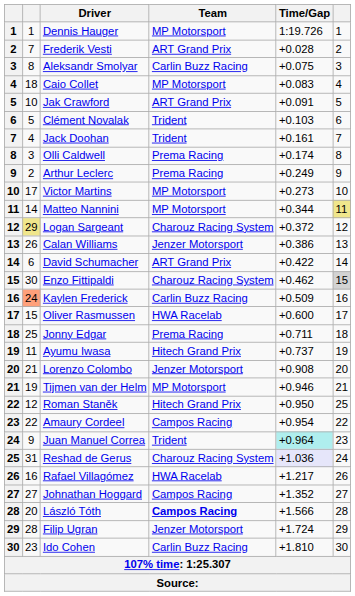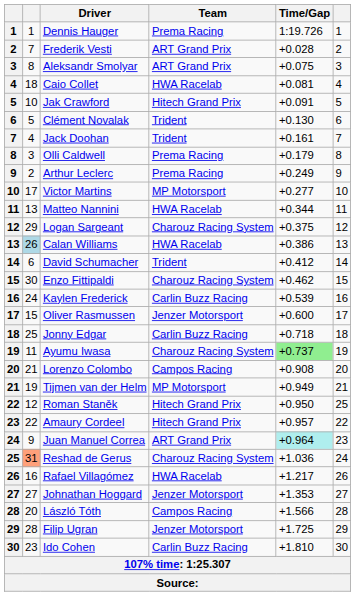(189, 31) MP Motorsport -> (188, 31) Prema Racing
(200, 66) Carlin Buzz Racing -> (192, 66) ART Grand Prix
(189, 84) MP Motorsport -> (187, 84) HWA Racelab
(296, 84) +0.083 -> (296, 84) +0.081
(192, 102) ART Grand Prix -> (196, 102) Hitech Grand Prix
(296, 120) +0.103 -> (296, 120) +0.130
(296, 155) +0.174 -> (296, 155) +0.179
(296, 191) +0.273 -> (296, 191) +0.277
(31, 209) 14 -> (31, 209) 13
(189, 209) MP Motorsport -> (187, 209) HWA Racelab
(341, 209) khaki background -> (341, 209) no background
(31, 226) khaki background -> (31, 226) no background
(296, 226) +0.372 -> (296, 226) +0.375
(31, 244) no background -> (31, 244) lightblue background
(197, 244) Jenzer Motorsport -> (187, 244) HWA Racelab
(192, 262) ART Grand Prix -> (169, 262) Trident
(296, 262) +0.422 -> (296, 262) +0.412
(342, 280) lightgrey background -> (342, 280) no background
(31, 298) lightsalmon background -> (31, 298) no background
(296, 298) +0.509 -> (296, 298) +0.539
(187, 315) HWA Racelab -> (197, 315) Jenzer Motorsport
(188, 333) Prema Racing -> (200, 333) Carlin Buzz Racing
(296, 333) +0.711 -> (296, 333) +0.718
(196, 351) Hitech Grand Prix -> (213, 351) Charouz Racing System
(296, 351) no background -> (296, 351) lightgreen background
(197, 369) Jenzer Motorsport -> (192, 369) Campos Racing
(296, 387) +0.946 -> (296, 387) +0.949
(192, 422) Campos Racing -> (196, 422) Hitech Grand Prix
(296, 422) +0.954 -> (296, 422) +0.957
(169, 440) Trident -> (192, 440) ART Grand Prix
(31, 458) no background -> (31, 458) lightsalmon background
(296, 458) lavender background -> (296, 458) no background
(192, 493) Campos Racing -> (197, 493) Jenzer Motorsport
(296, 493) +1.352 -> (296, 493) +1.353
(195, 511) bold -> (192, 511) normal
(296, 529) +1.724 -> (296, 529) +1.725
